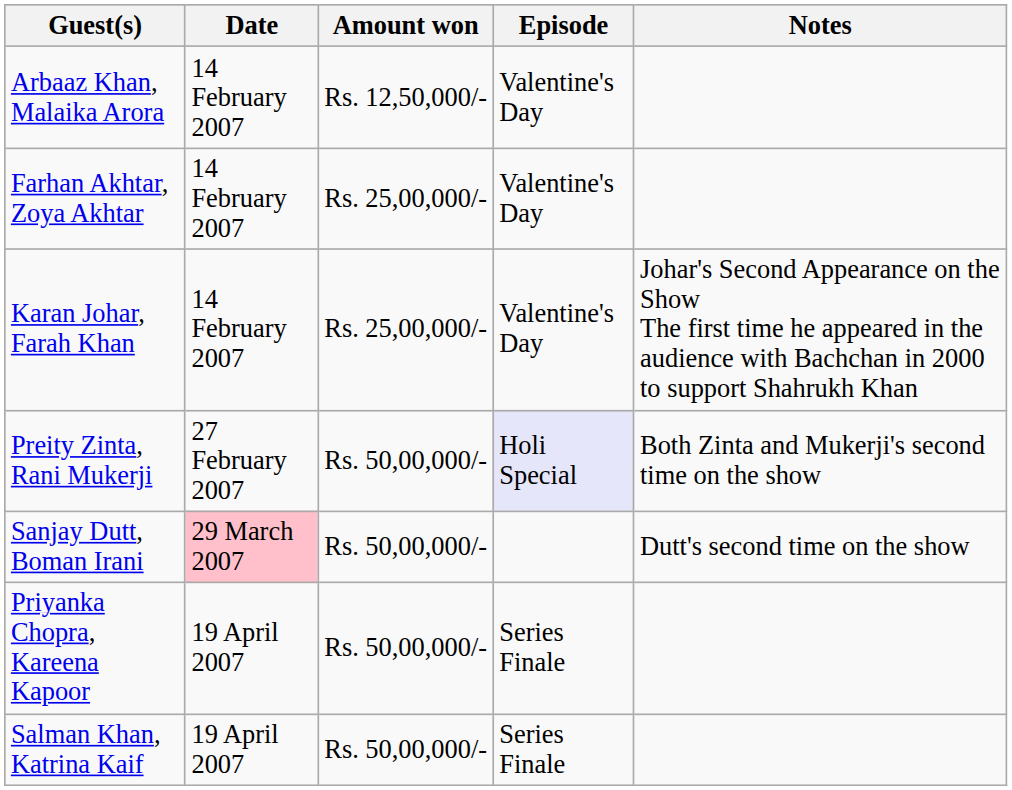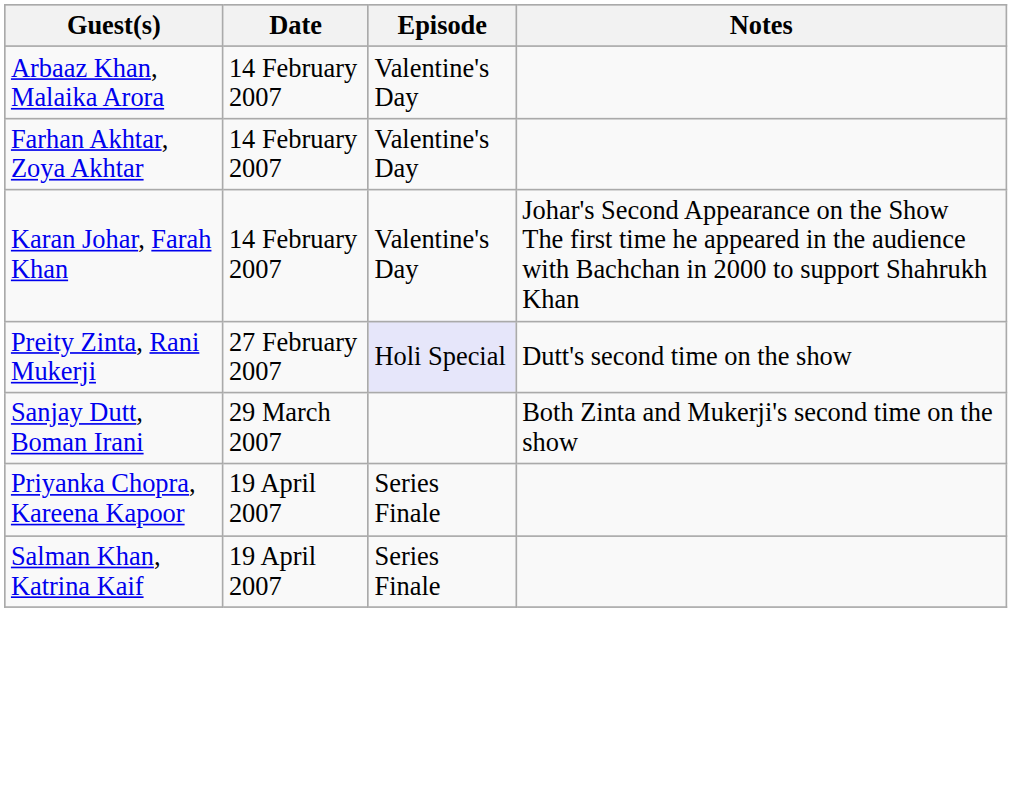- column: (406, 25)
(813, 460) Both Zinta and Mukerji's second time on the show -> (687, 356) Dutt's second time on the show
(242, 546) pink background -> (280, 427) no background
(805, 546) Dutt's second time on the show -> (757, 427) Both Zinta and Mukerji's second time on the show
